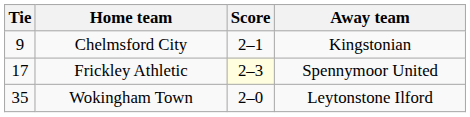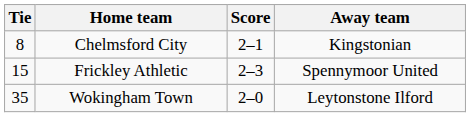(20, 44) 9 -> (20, 44) 8
(20, 71) 17 -> (20, 71) 15
(251, 71) lightyellow background -> (251, 71) no background
